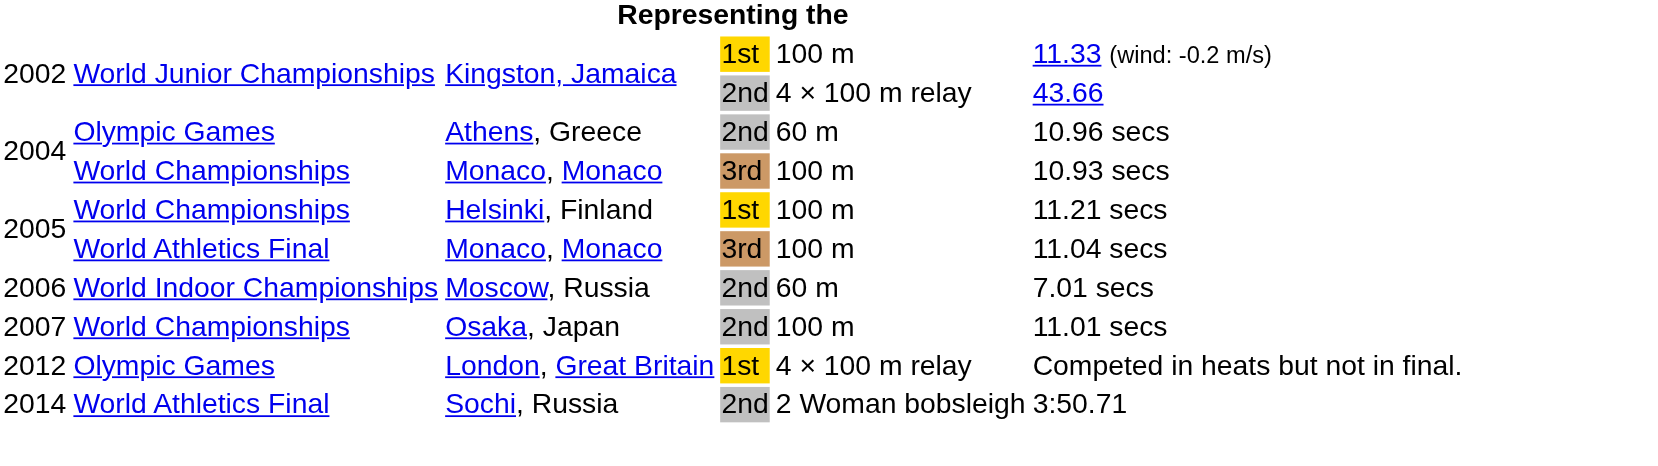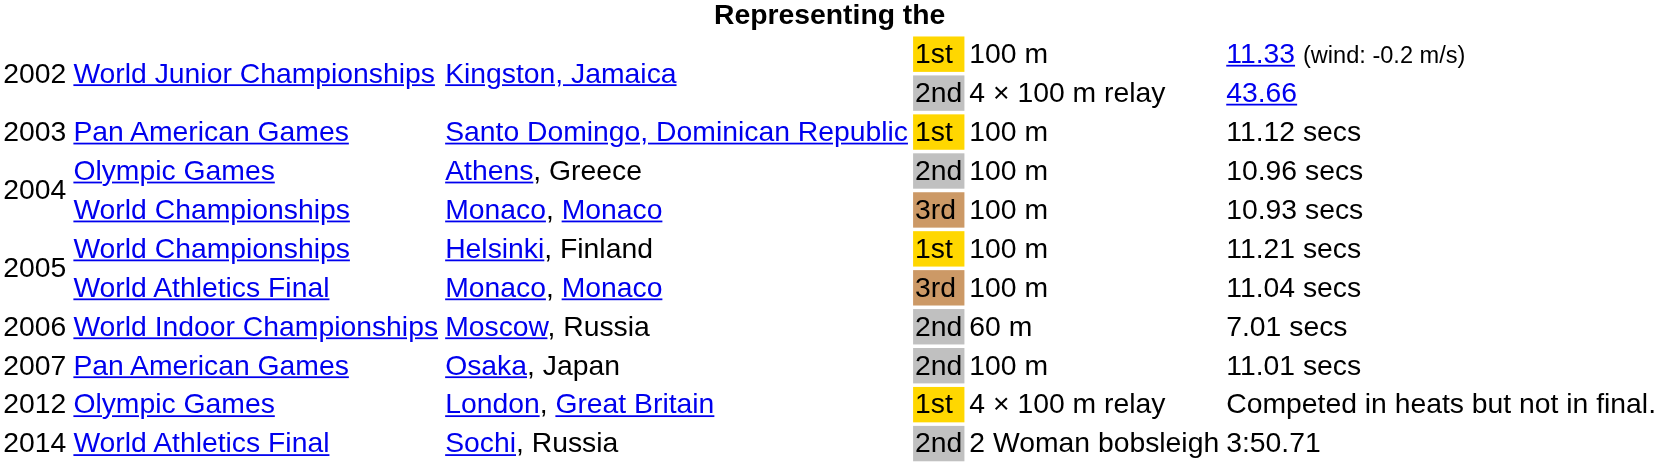+ row: (35, 131)
(807, 131) 60 m -> (1009, 170) 100 m
(212, 326) World Championships -> (211, 365) Pan American Games
